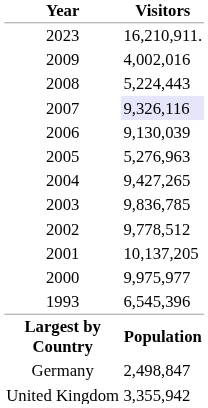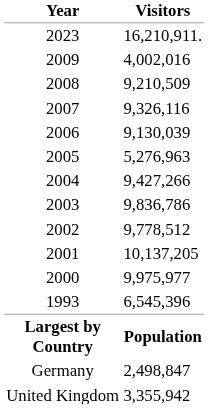(157, 83) 5,224,443 -> (157, 83) 9,210,509
(157, 107) lavender background -> (157, 107) no background
(157, 180) 9,427,265 -> (157, 180) 9,427,266
(157, 204) 9,836,785 -> (157, 204) 9,836,786
